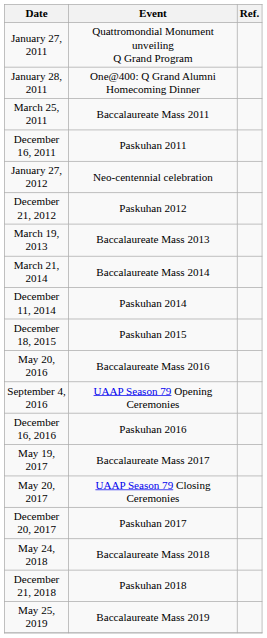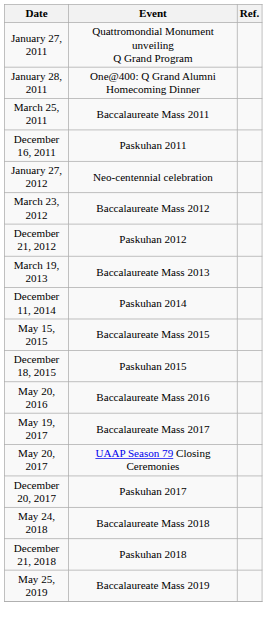+ row: (37, 209)
- row: (37, 271)
+ row: (37, 334)
- row: (37, 397)
- row: (37, 429)
